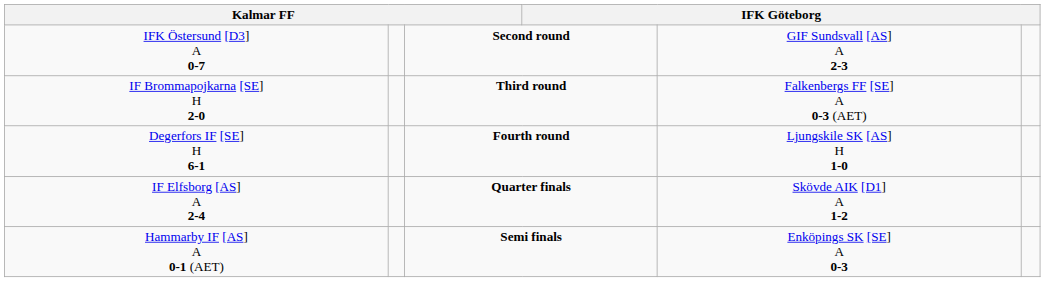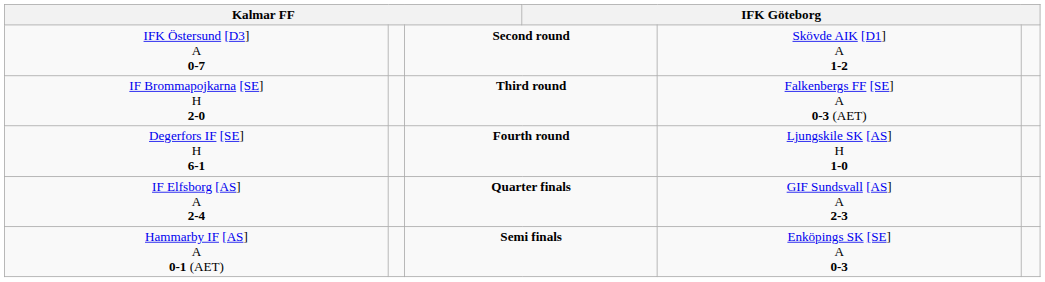(839, 50) GIF Sundsvall [AS] A 2-3 -> (839, 50) Skövde AIK [D1] A 1-2
(839, 201) Skövde AIK [D1] A 1-2 -> (839, 201) GIF Sundsvall [AS] A 2-3
